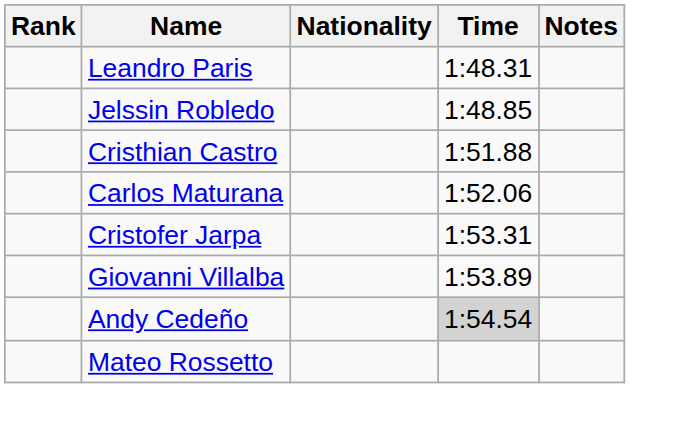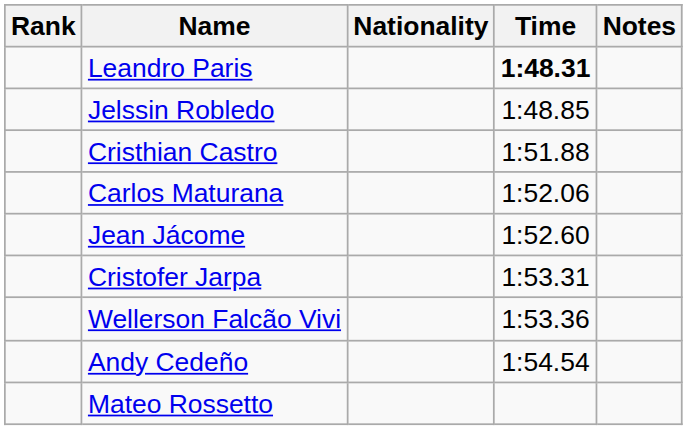(488, 68) normal -> (546, 68) bold
+ row: (167, 235)
+ row: (214, 319)
- row: (186, 277)
(488, 319) lightgrey background -> (546, 361) no background
